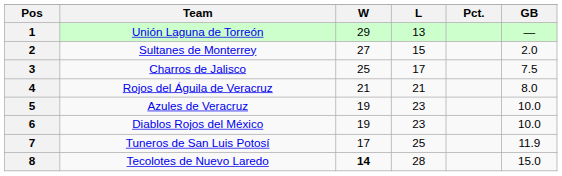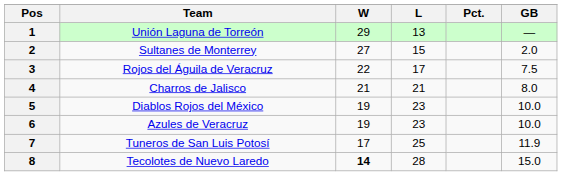(198, 69) Charros de Jalisco -> (198, 69) Rojos del Águila de Veracruz
(363, 69) 25 -> (363, 69) 22
(198, 87) Rojos del Águila de Veracruz -> (198, 87) Charros de Jalisco
(198, 106) Azules de Veracruz -> (198, 106) Diablos Rojos del México
(198, 124) Diablos Rojos del México -> (198, 124) Azules de Veracruz
